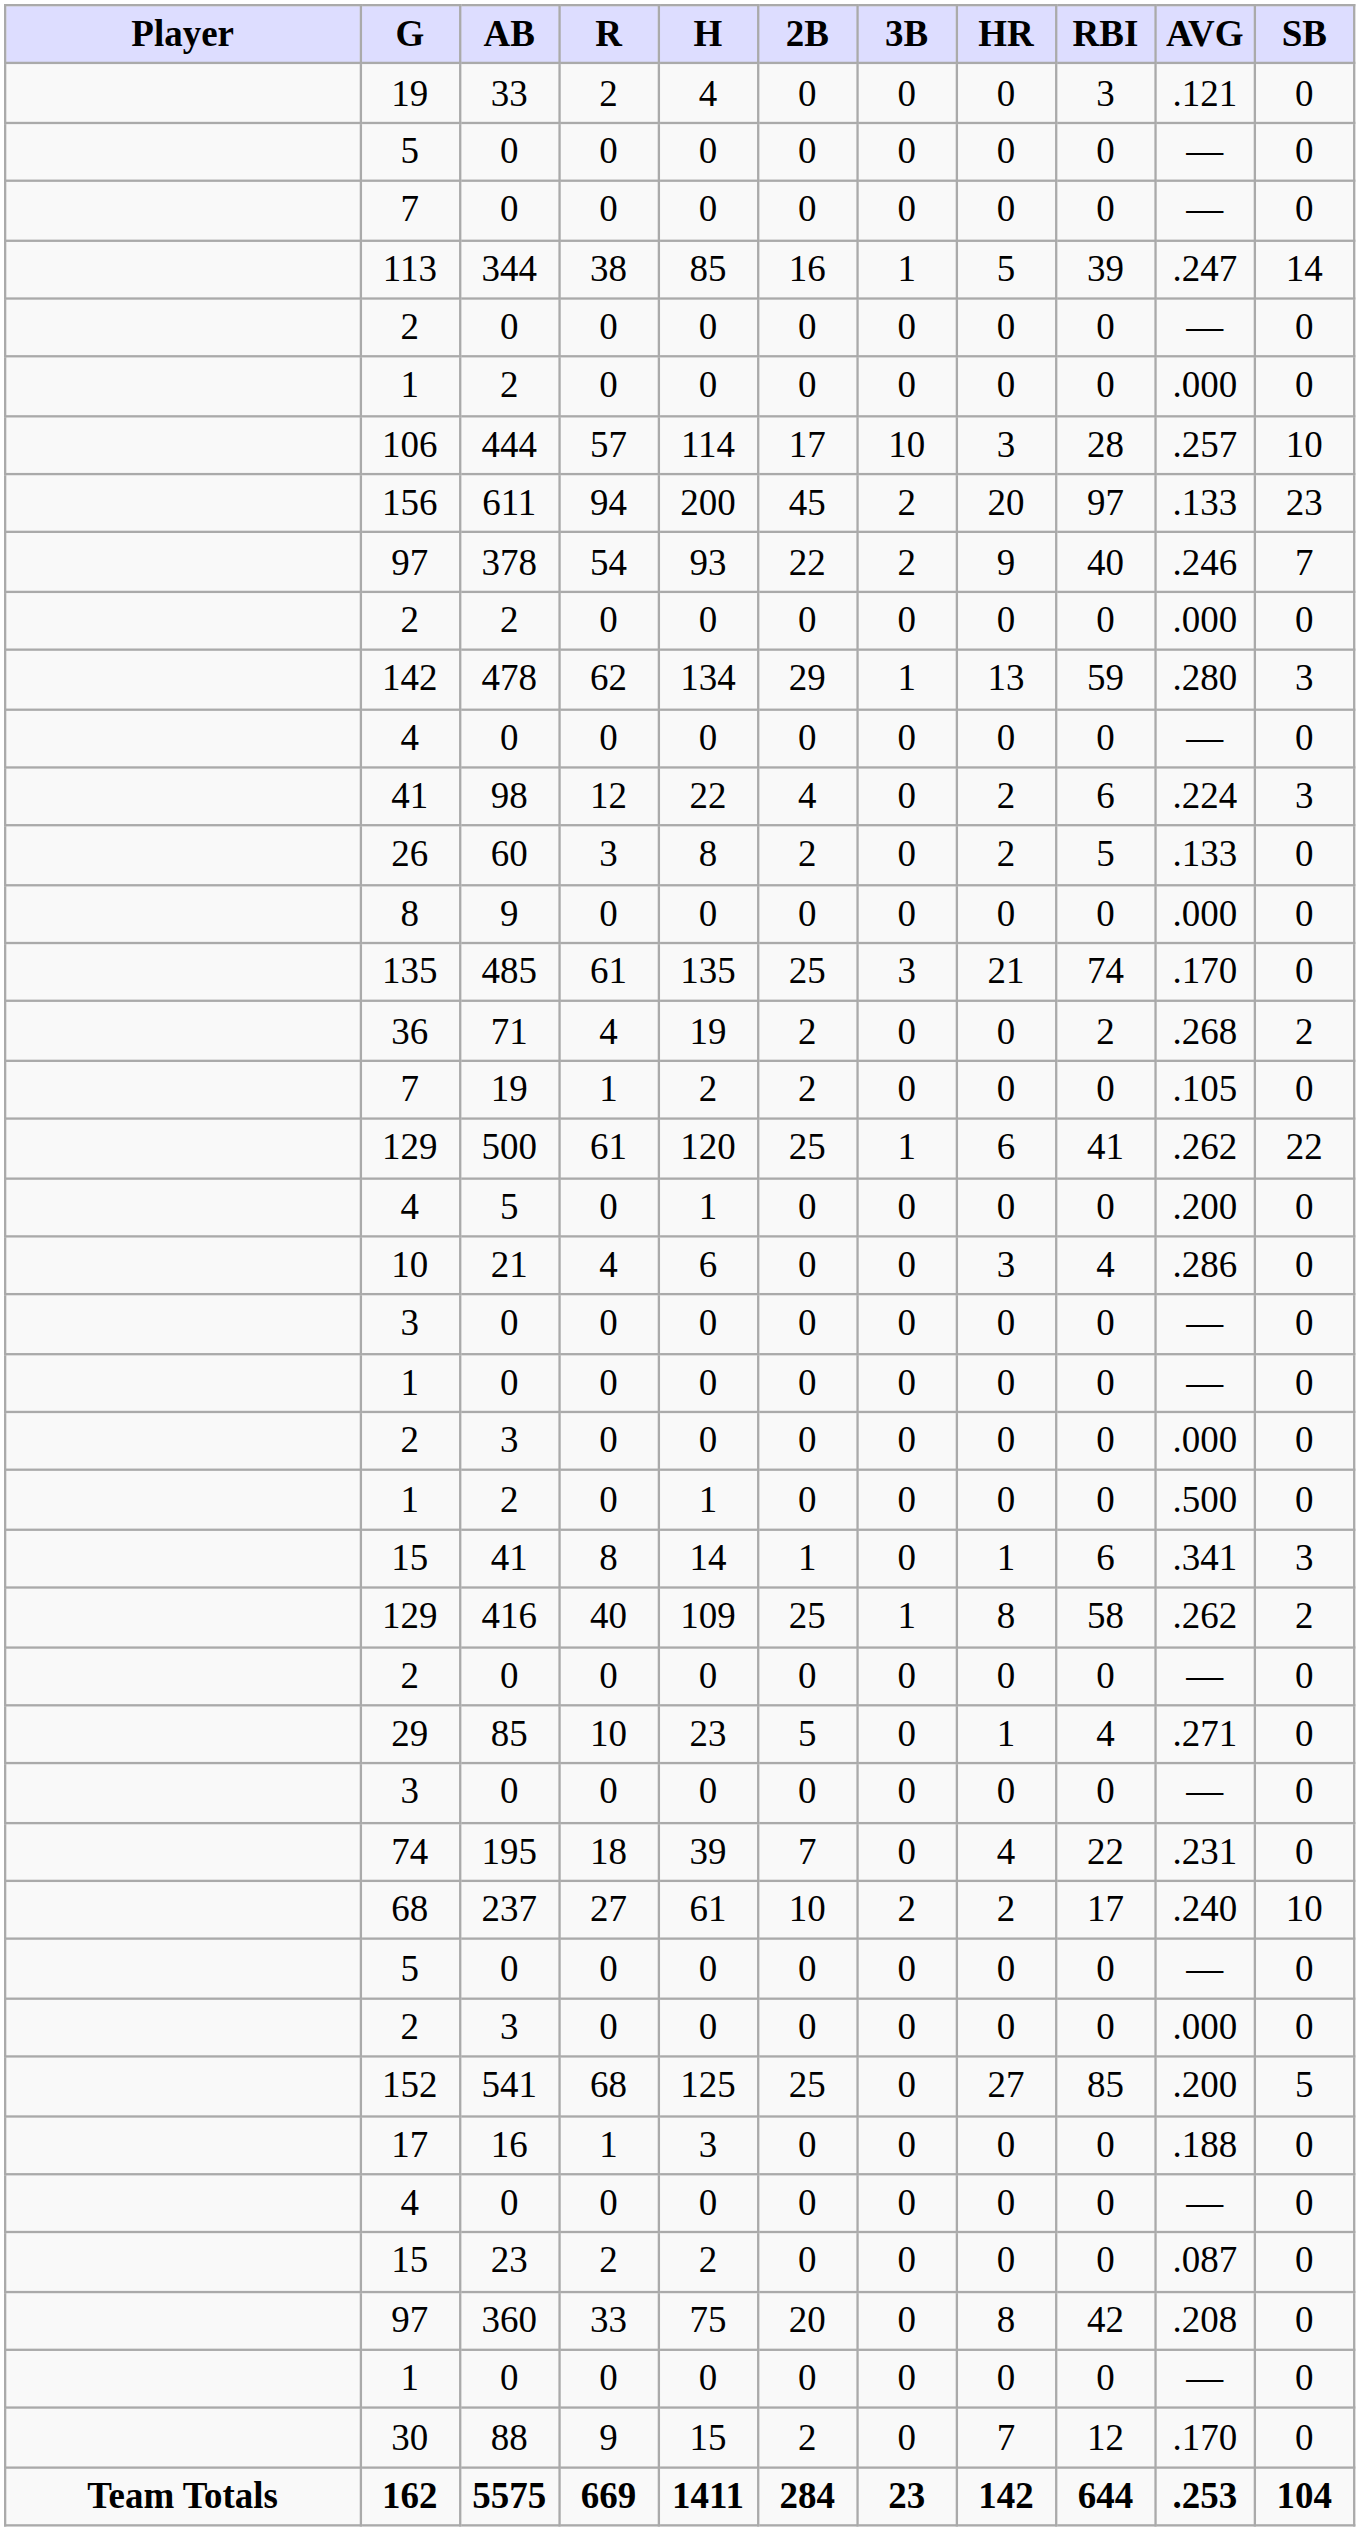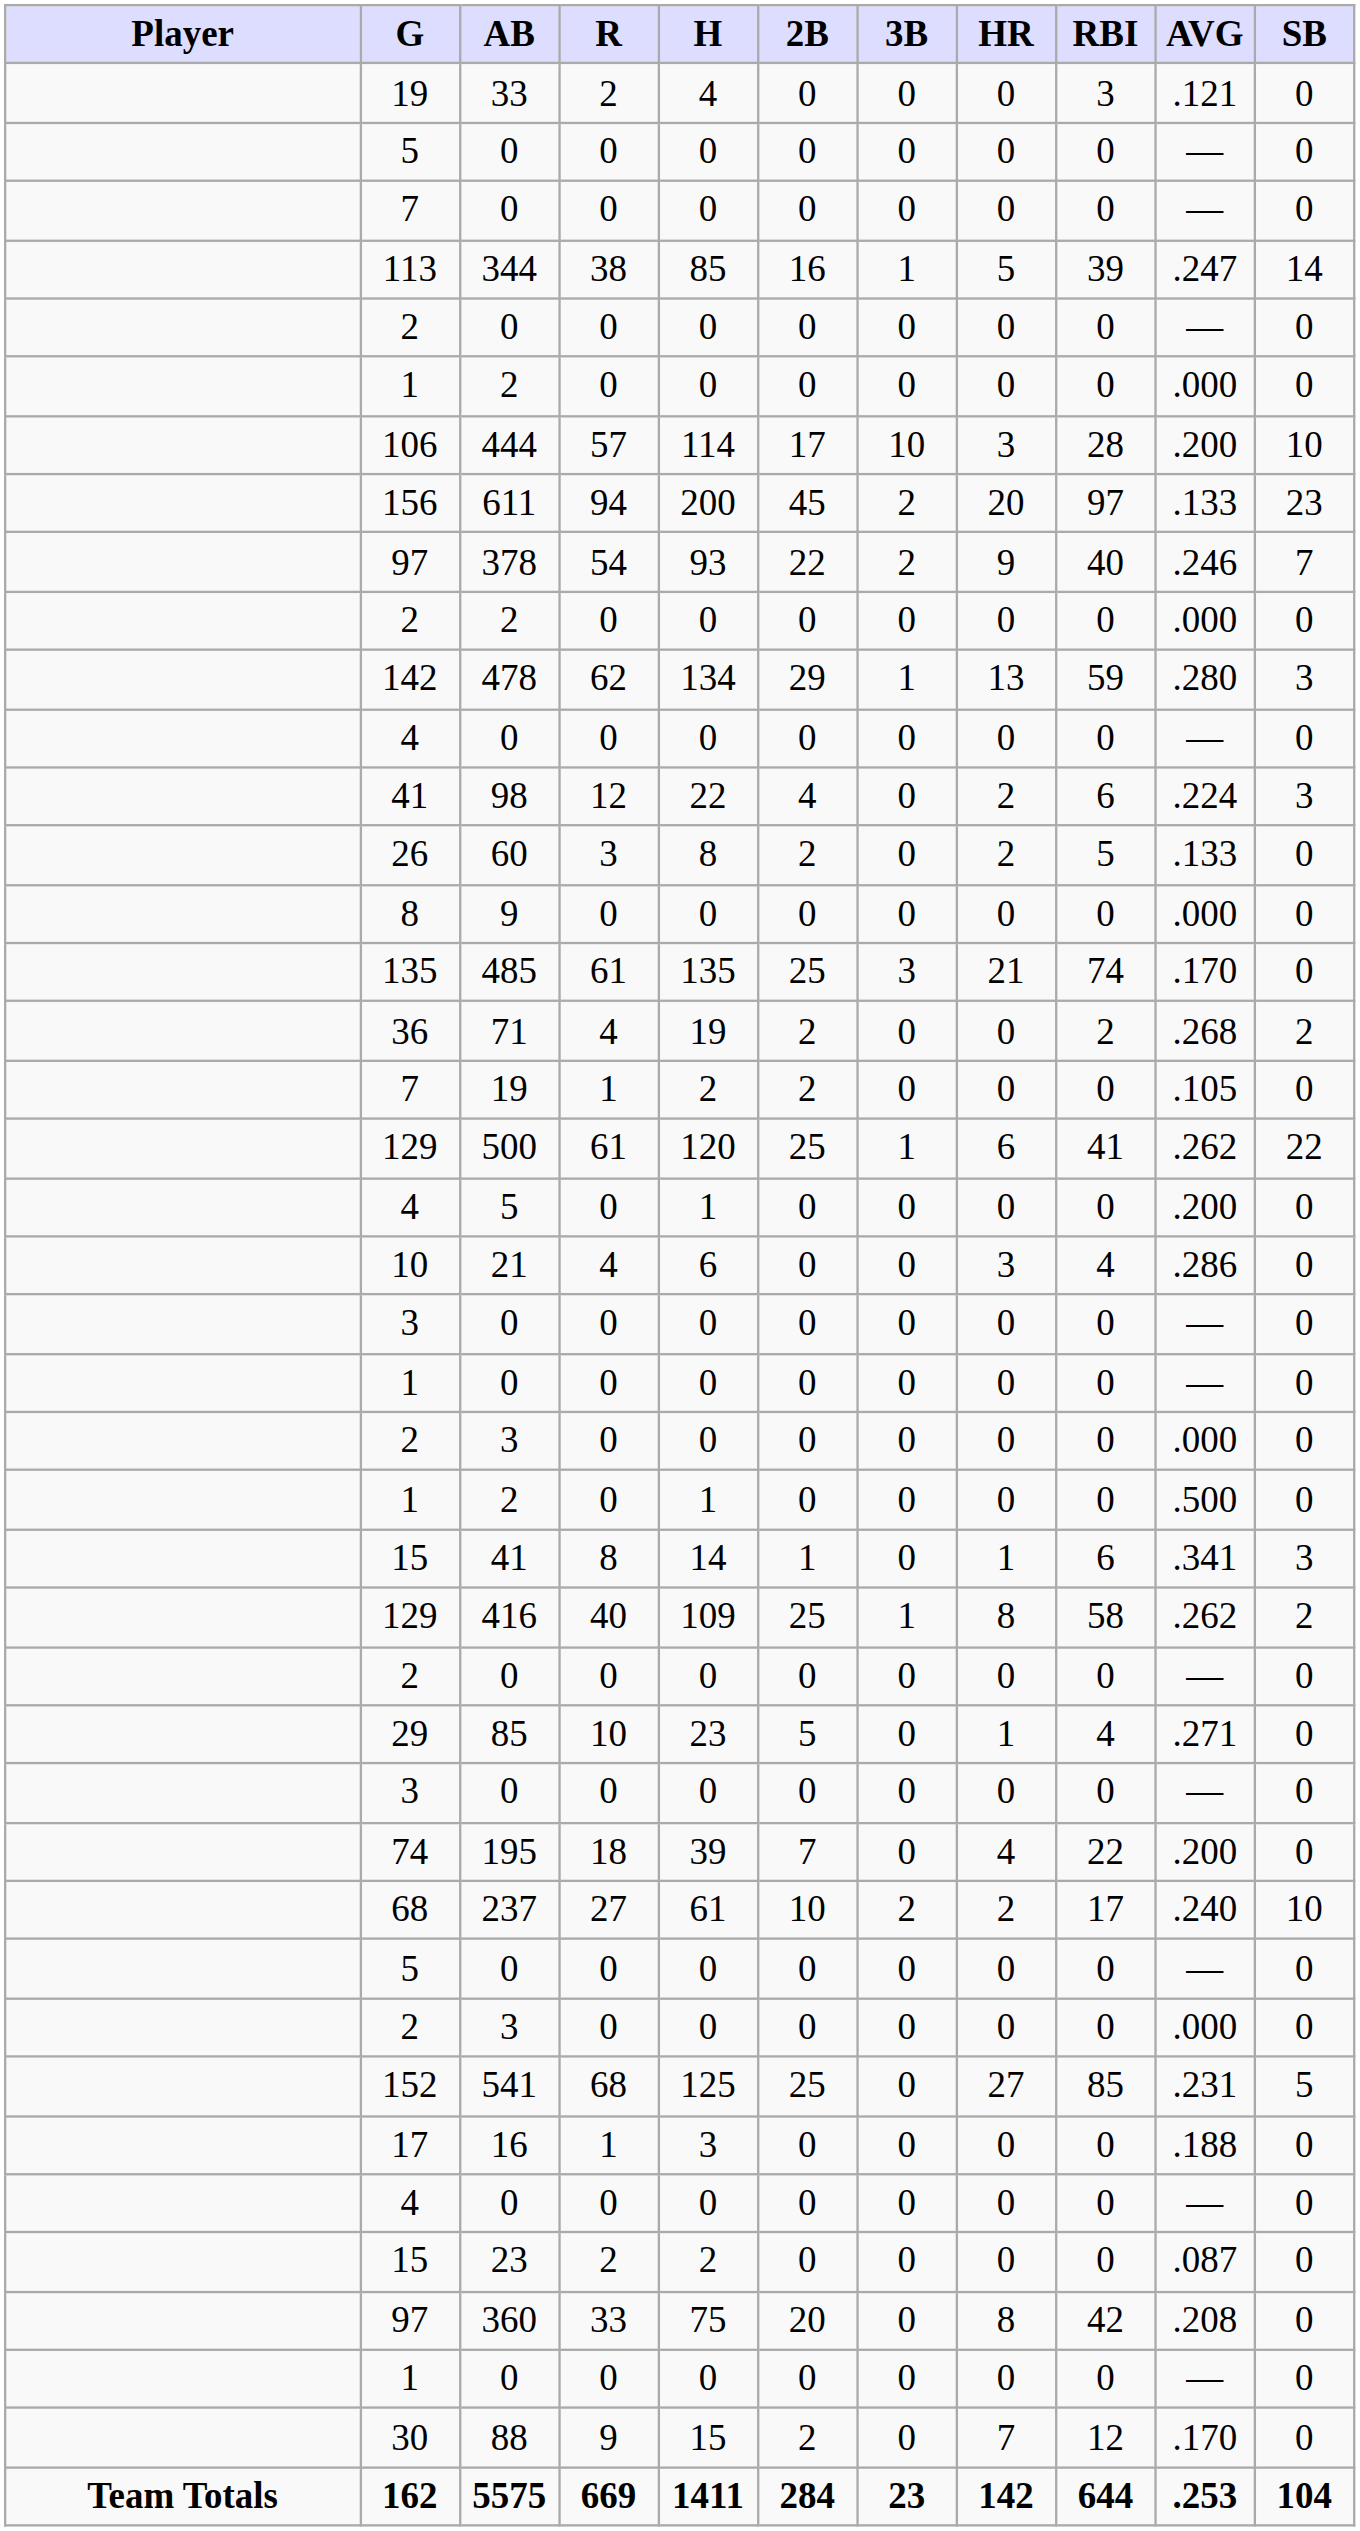(1205, 444) .257 -> (1205, 444) .200
(1205, 1850) .231 -> (1205, 1850) .200
(1205, 2085) .200 -> (1205, 2085) .231
